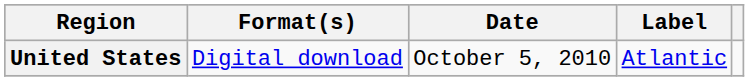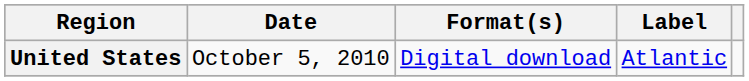columns swapped: (512, 23) <-> (297, 23)
